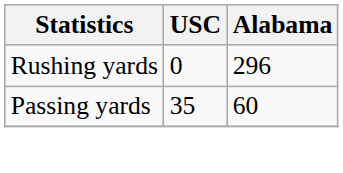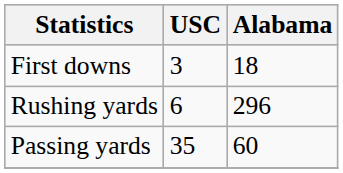+ row: (71, 65)
(176, 65) 0 -> (176, 106) 6
